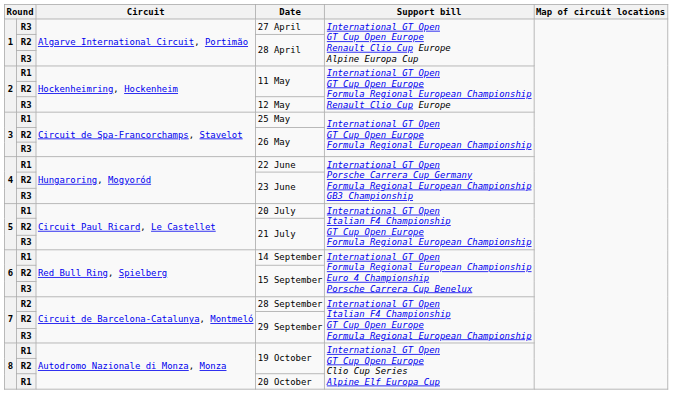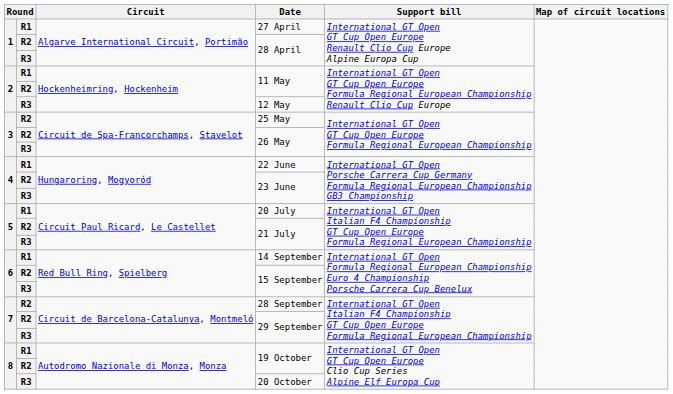(26, 27) R3 -> (26, 27) R1
(26, 120) R1 -> (26, 120) R2
(26, 382) R1 -> (26, 382) R3
